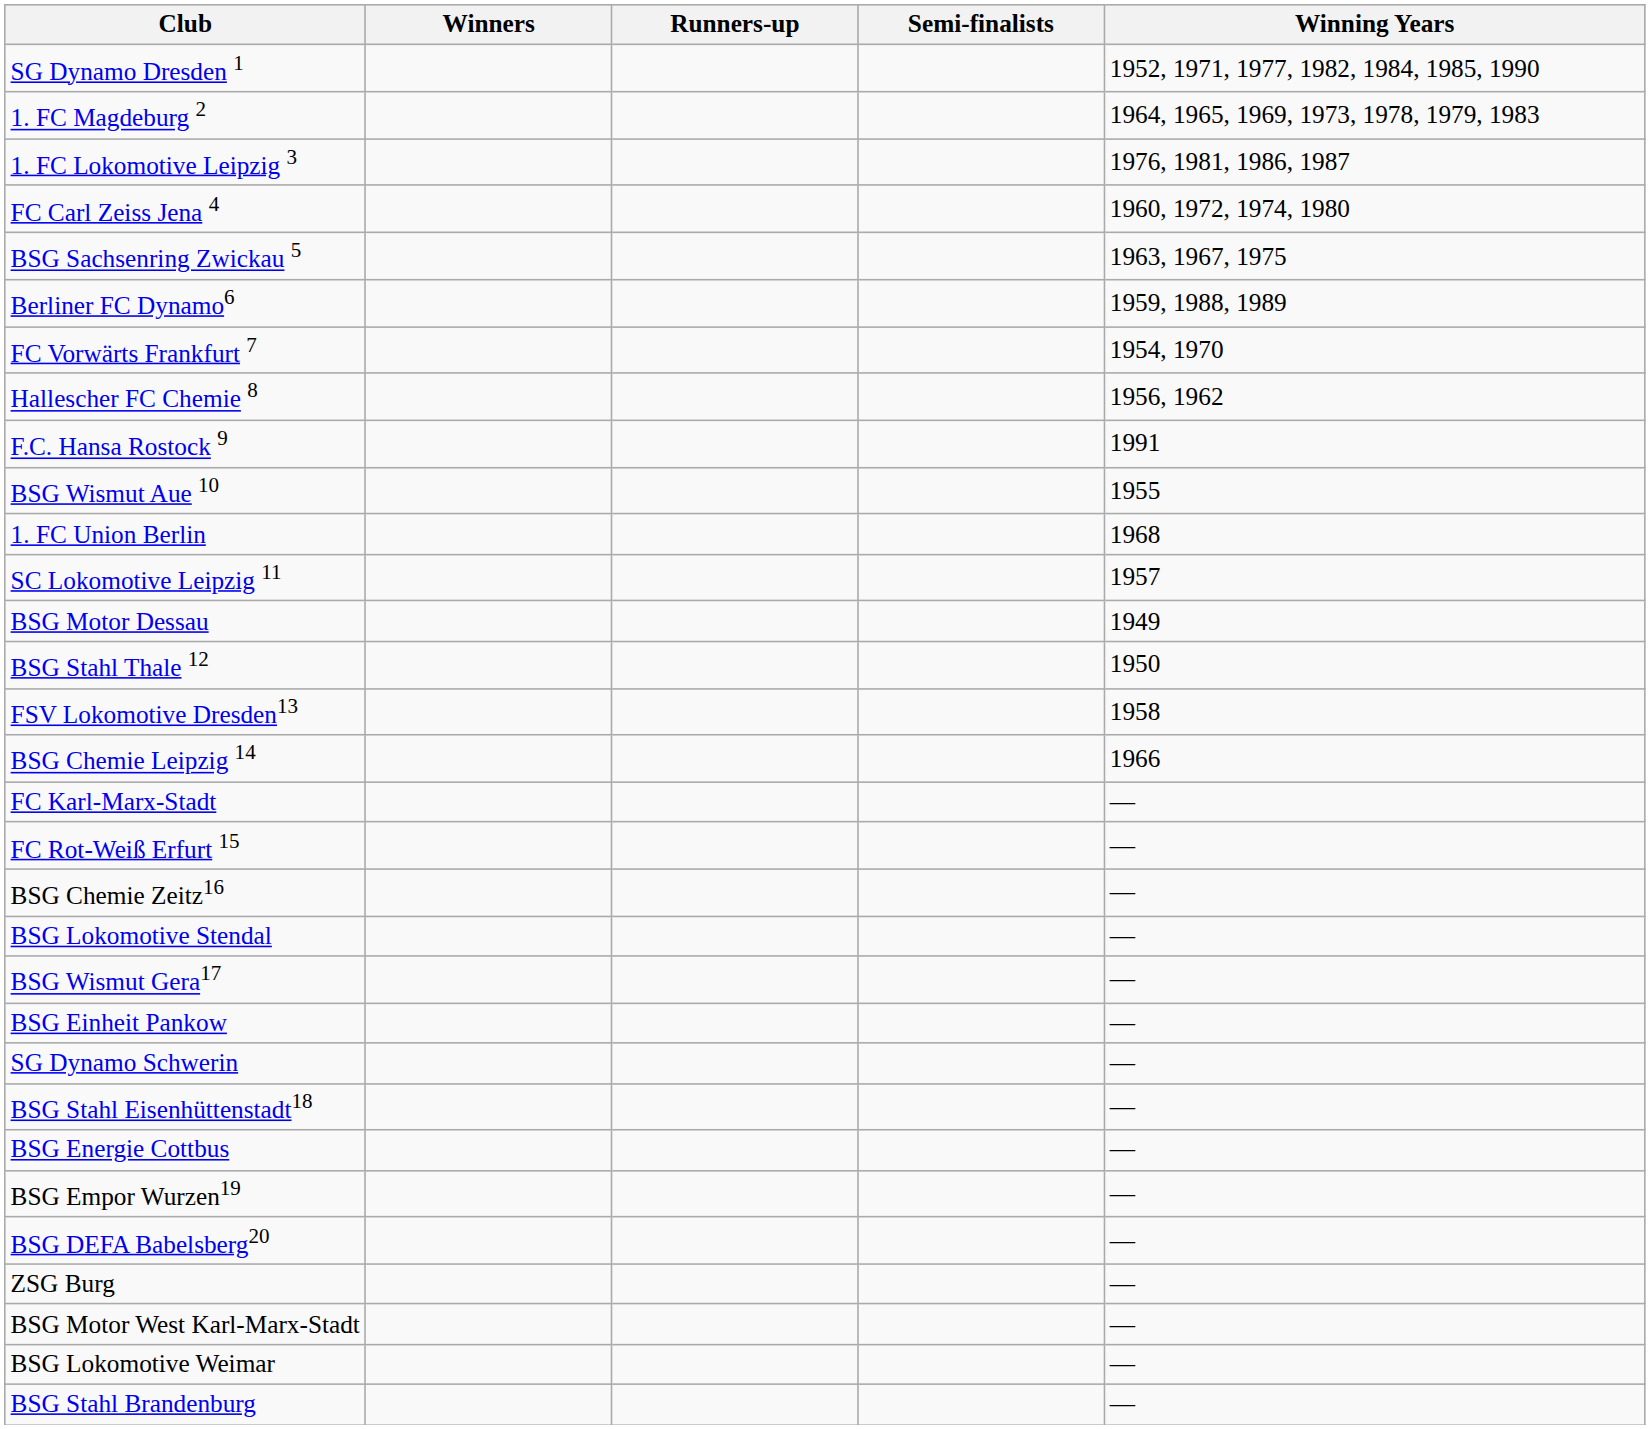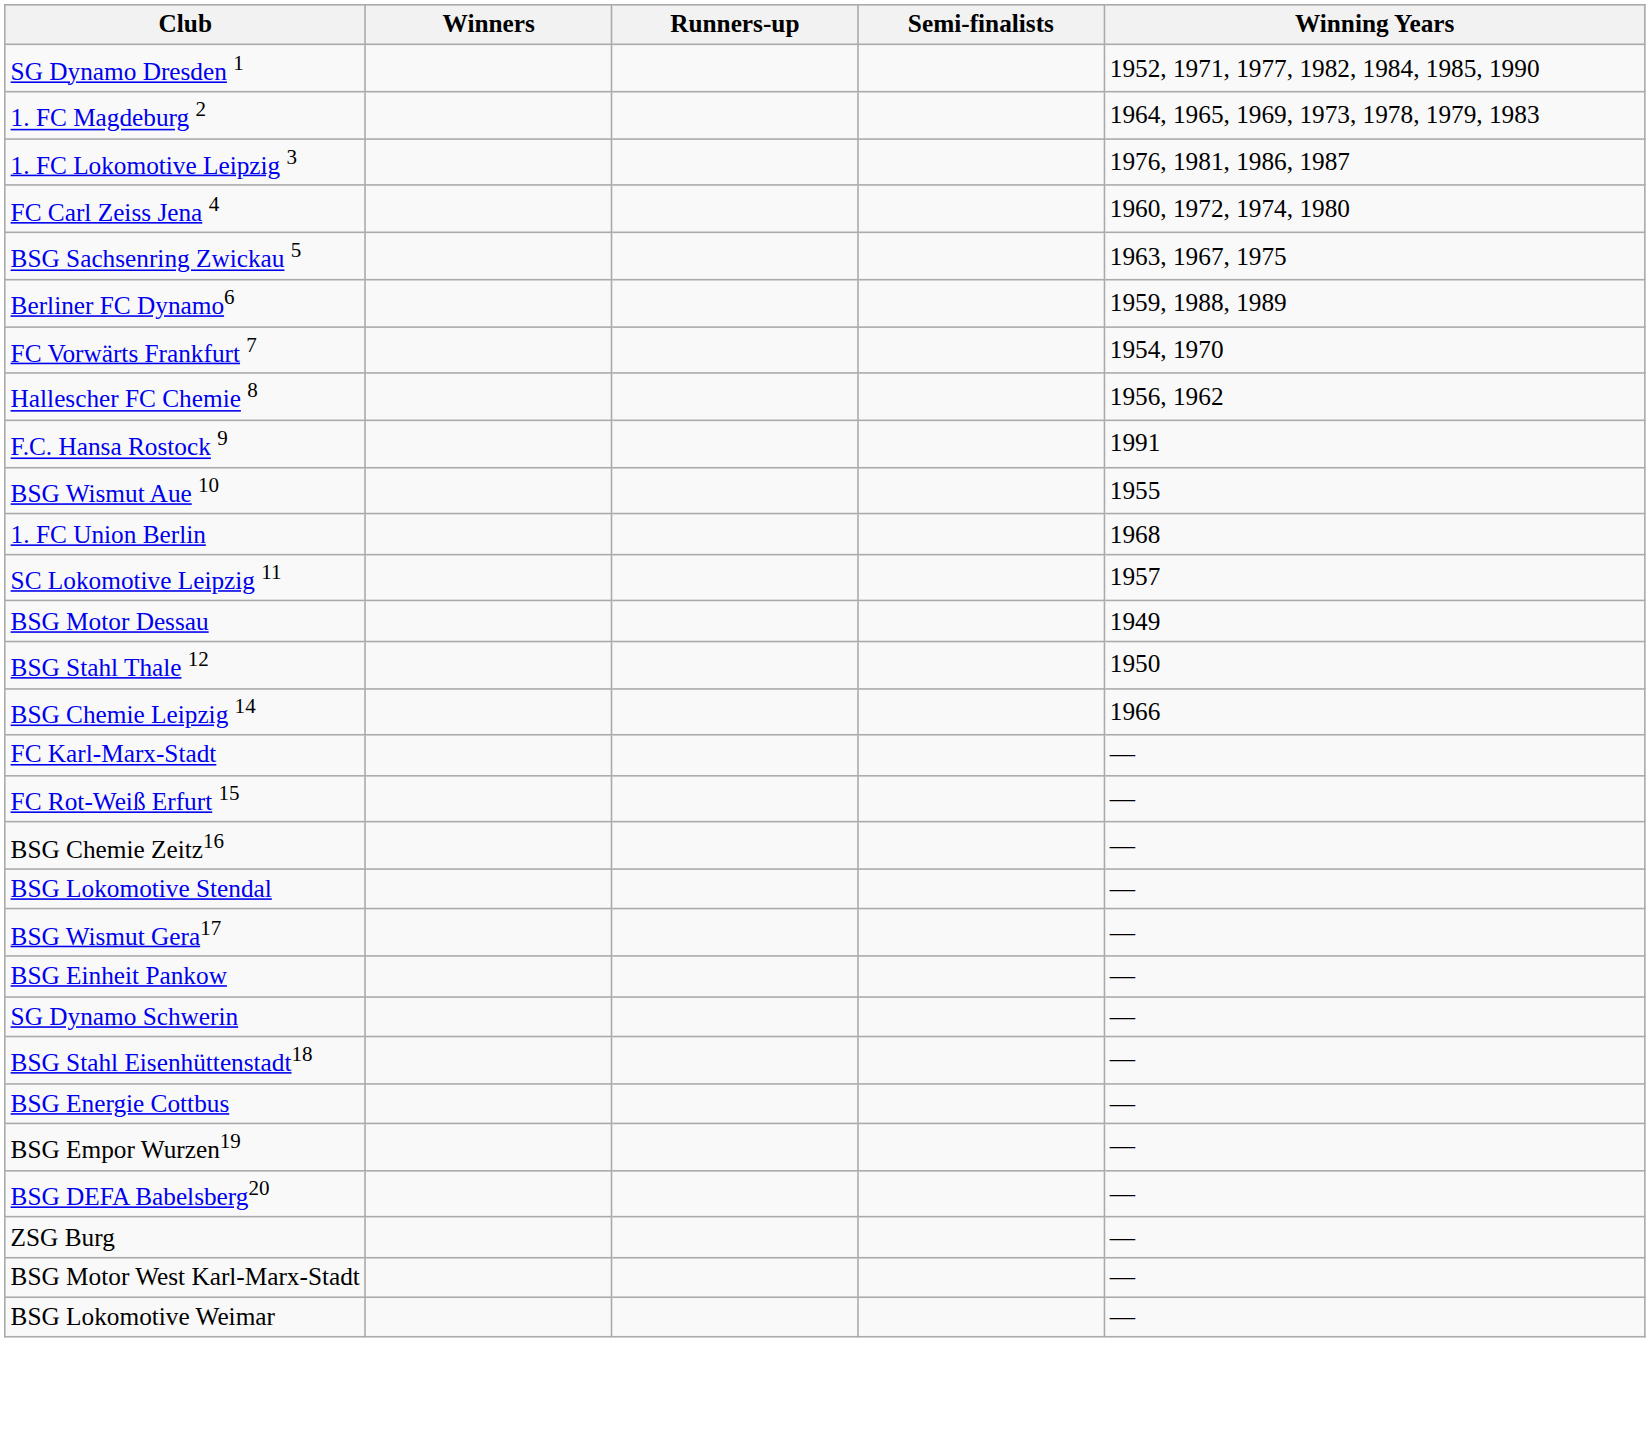- row: (154, 711)
- row: (133, 1404)
